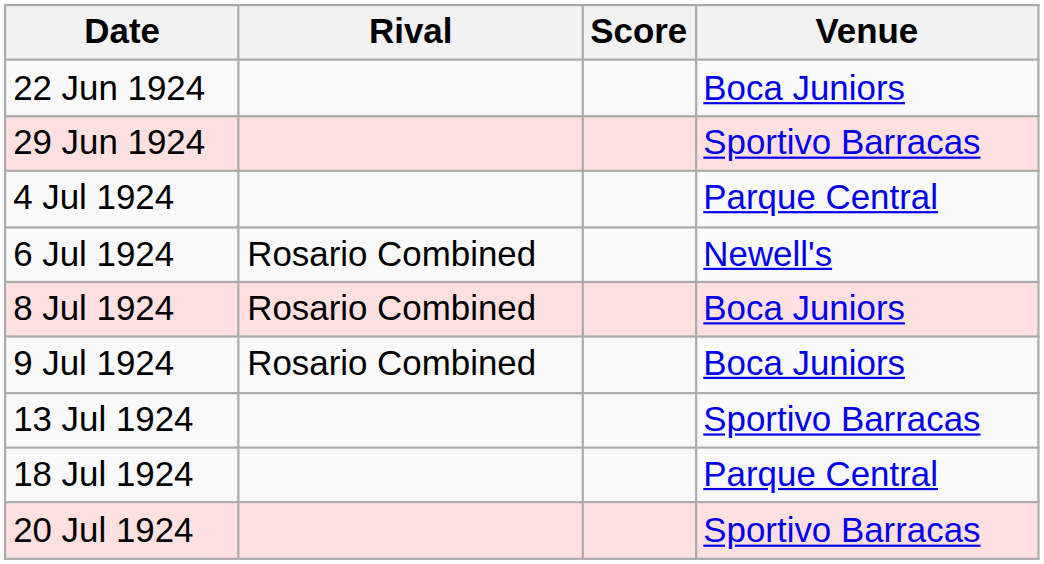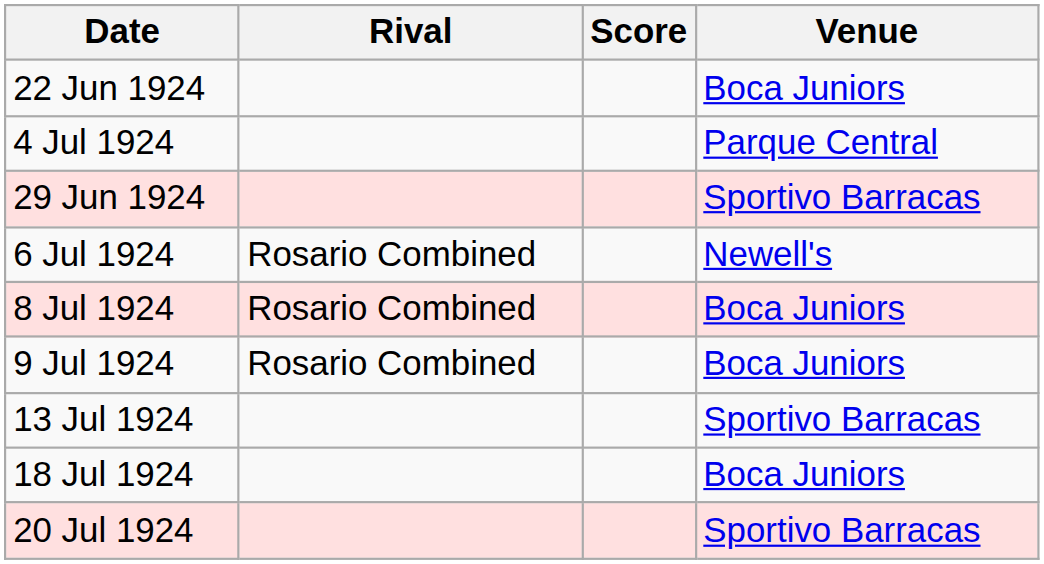rows swapped: (109, 142) <-> (94, 198)
(821, 474) Parque Central -> (804, 474) Boca Juniors
